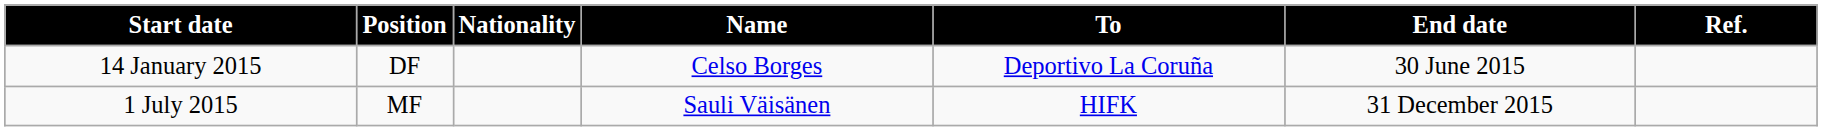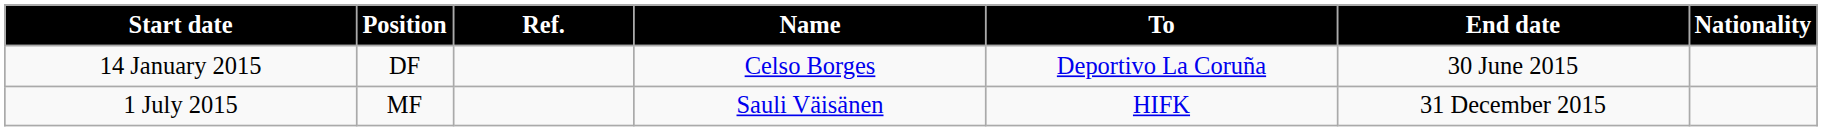columns swapped: (517, 25) <-> (1726, 25)
